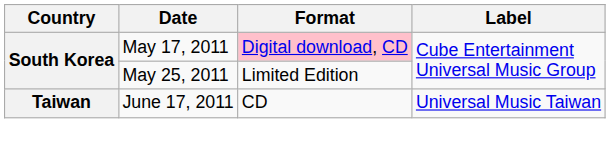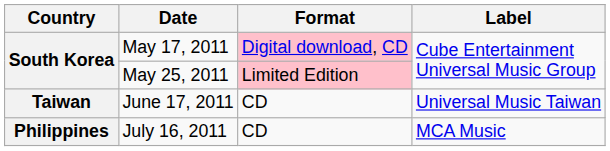(300, 74) no background -> (300, 74) pink background
+ row: (175, 131)
